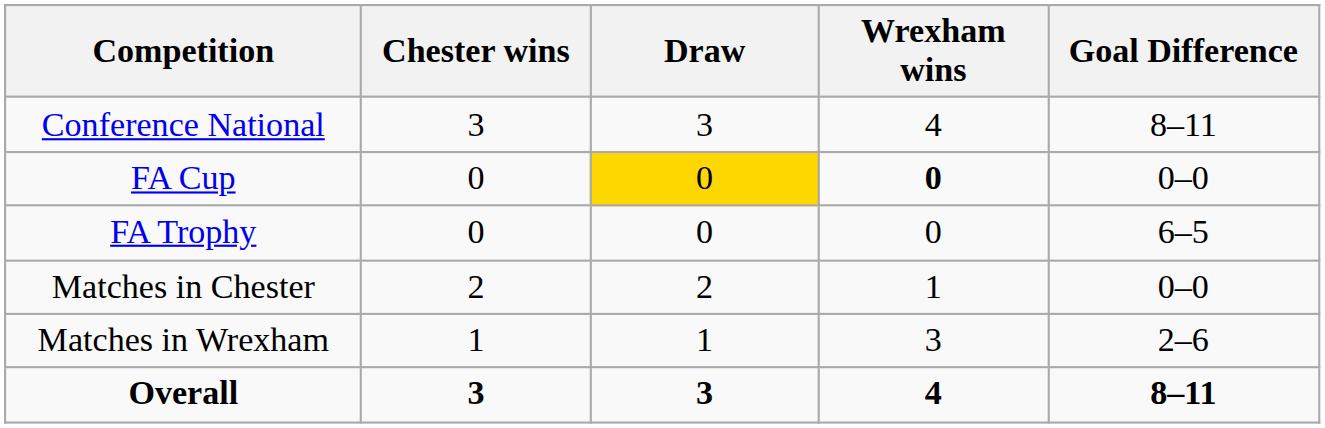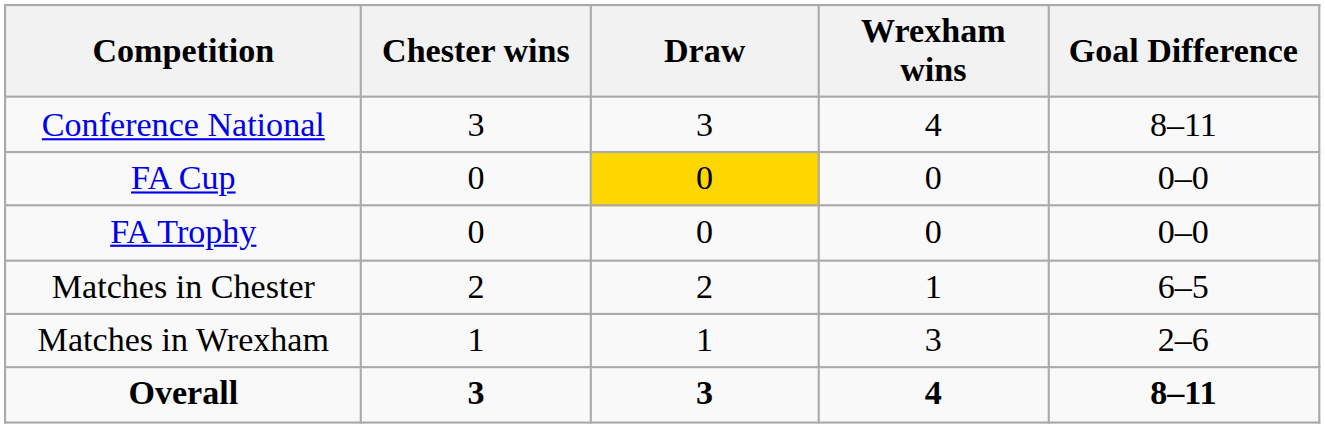(933, 177) bold -> (933, 177) normal
(1183, 232) 6–5 -> (1183, 232) 0–0
(1183, 286) 0–0 -> (1183, 286) 6–5
